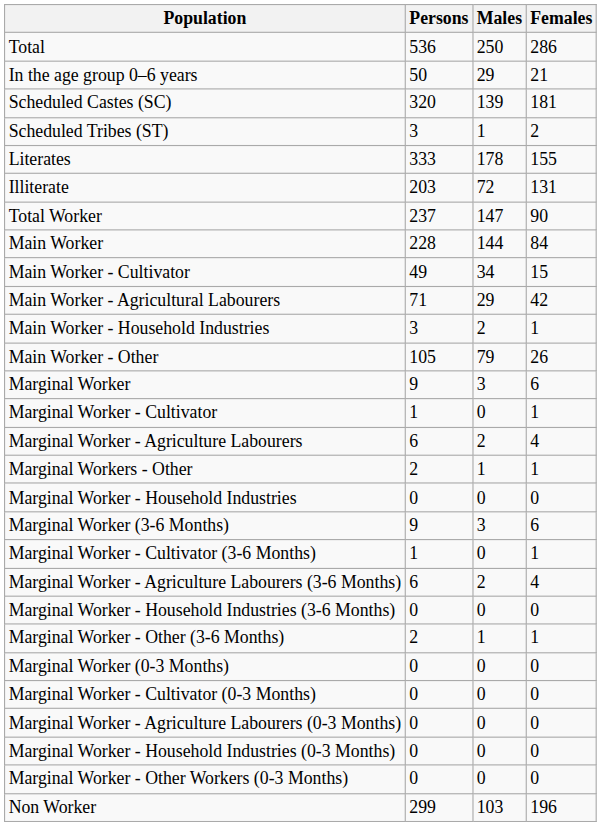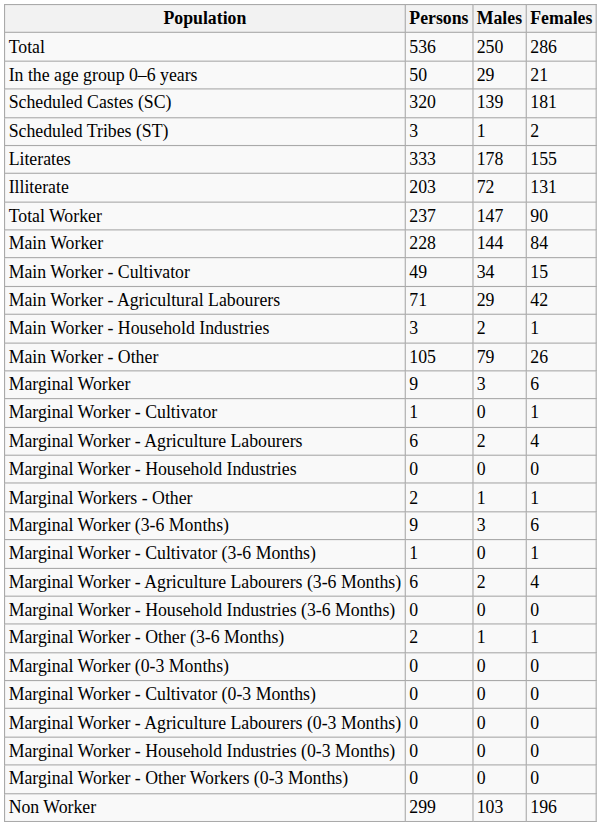rows swapped: (153, 497) <-> (101, 469)
